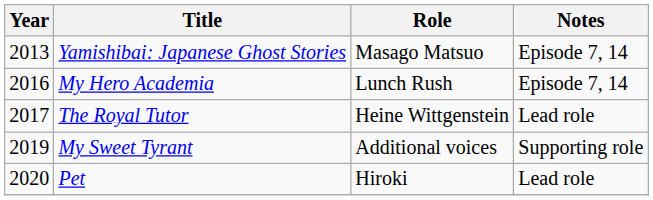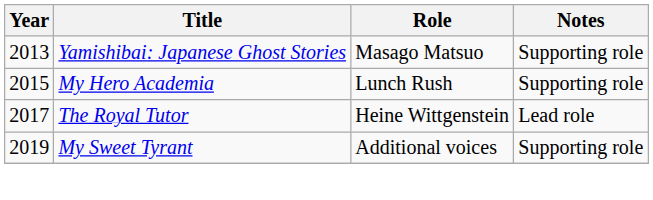(573, 52) Episode 7, 14 -> (581, 52) Supporting role
(29, 83) 2016 -> (29, 83) 2015
(573, 83) Episode 7, 14 -> (581, 83) Supporting role
- row: (72, 178)
